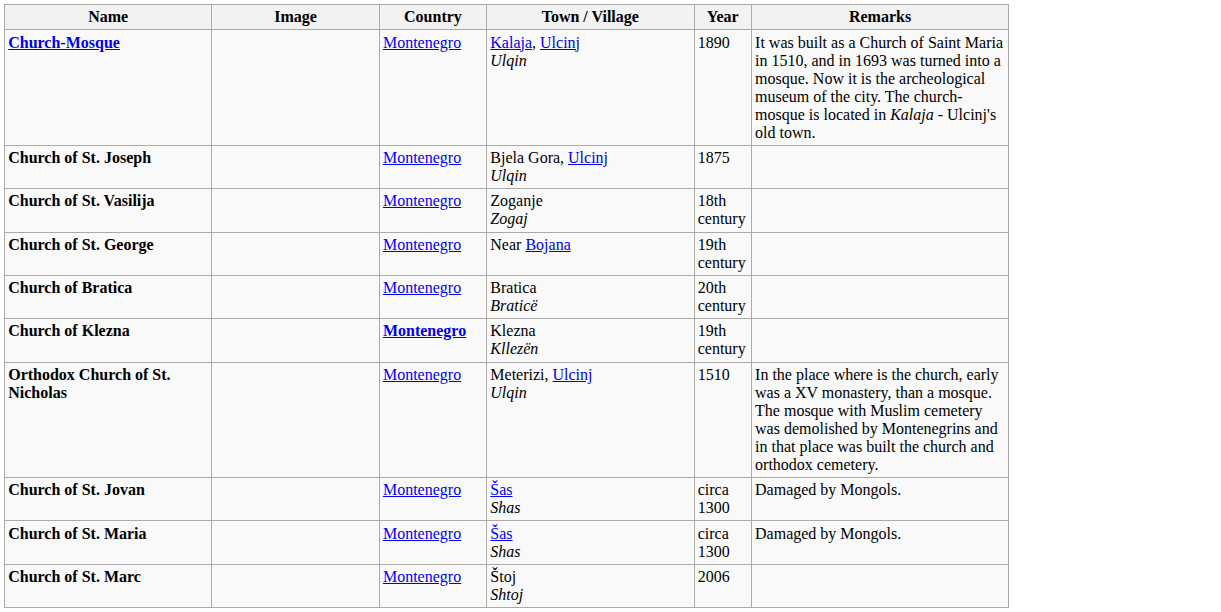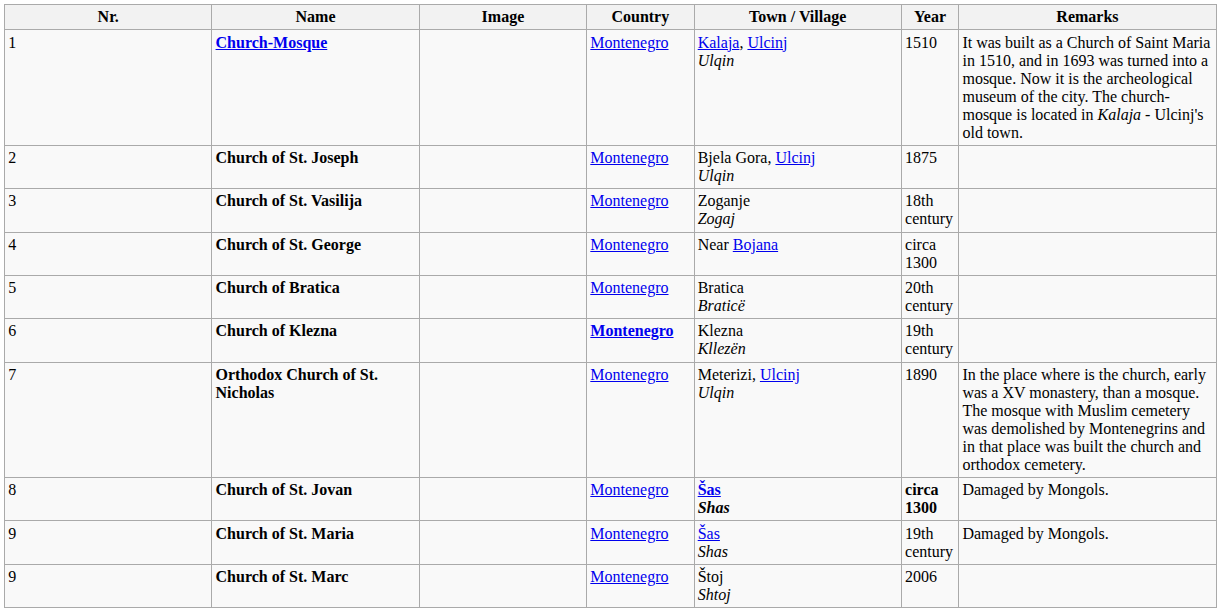+ column: (108, 17)
(714, 42) 1890 -> (921, 42) 1510
(722, 253) 19th century -> (921, 253) circa 1300
(714, 374) 1510 -> (921, 374) 1890
(505, 499) normal -> (714, 499) bold
(714, 499) normal -> (922, 499) bold
(714, 542) circa 1300 -> (929, 542) 19th century
